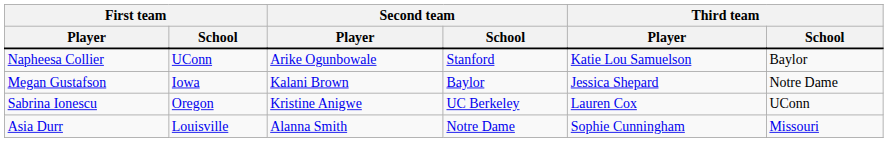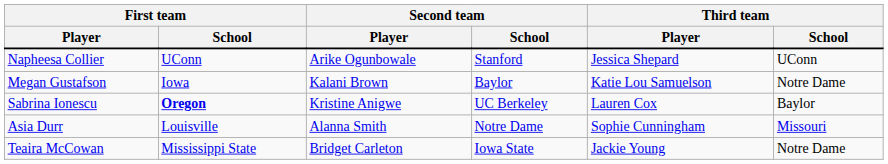(631, 60) Katie Lou Samuelson -> (635, 60) Jessica Shepard
(788, 60) Baylor -> (797, 60) UConn
(615, 82) Jessica Shepard -> (651, 82) Katie Lou Samuelson
(193, 104) normal -> (184, 104) bold
(790, 104) UConn -> (796, 104) Baylor
+ row: (56, 148)
